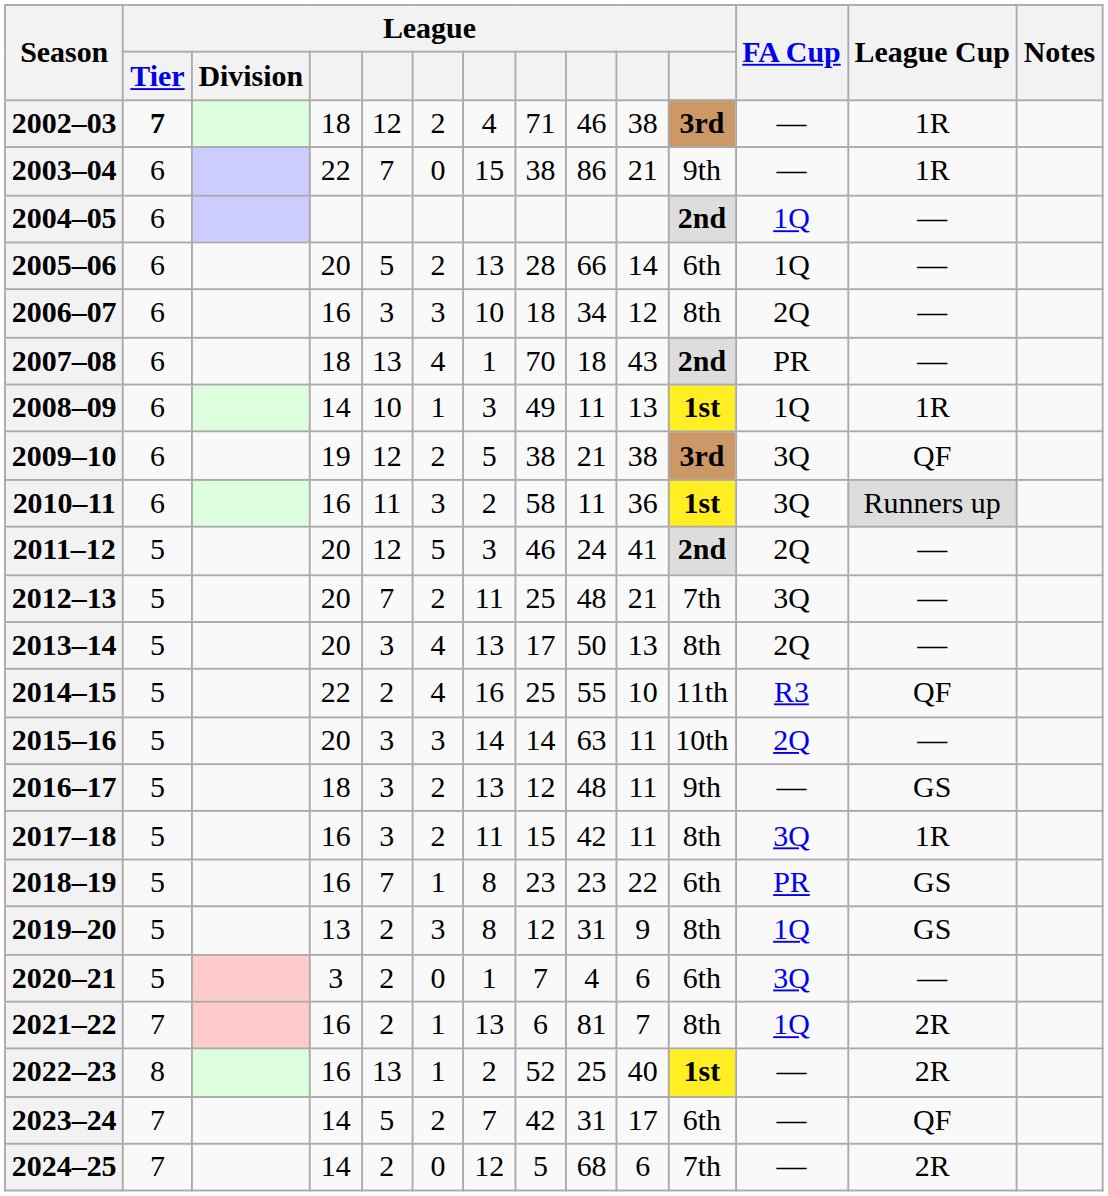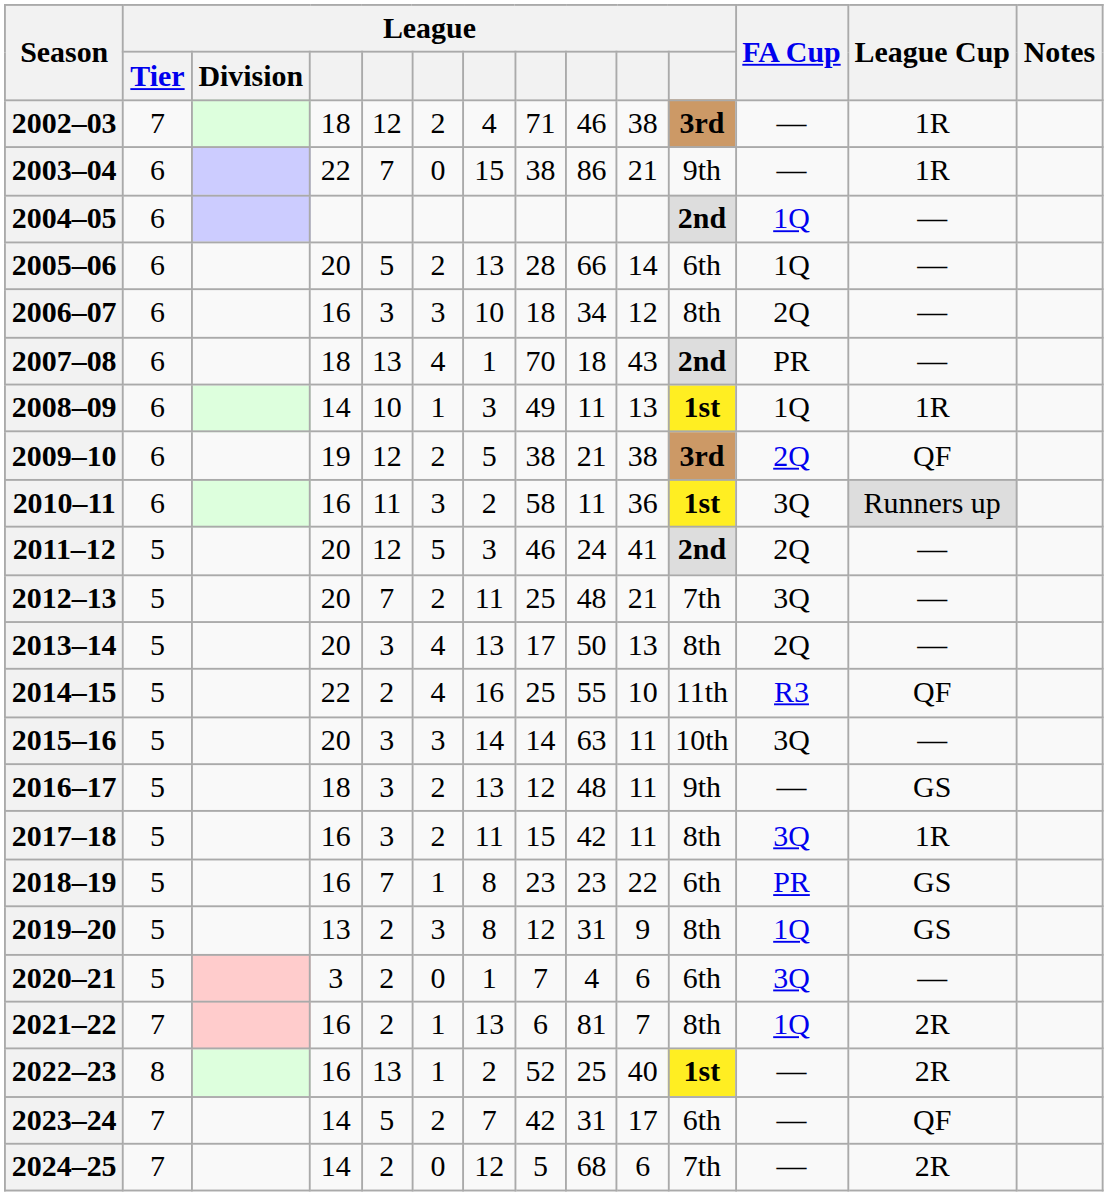(157, 123) bold -> (157, 123) normal
(791, 455) 3Q -> (791, 455) 2Q
(791, 739) 2Q -> (791, 739) 3Q
